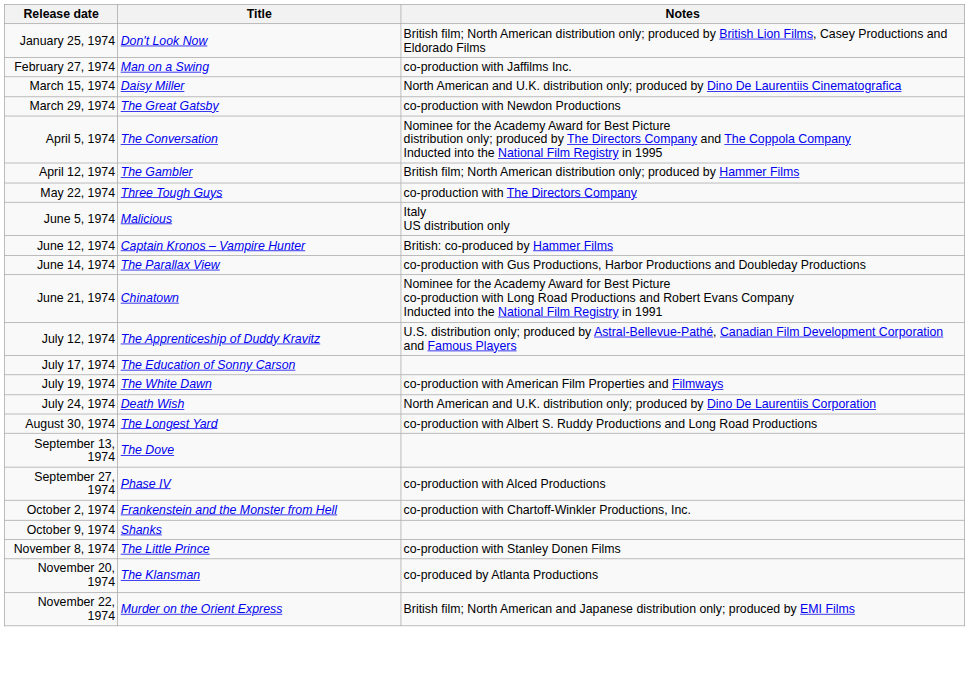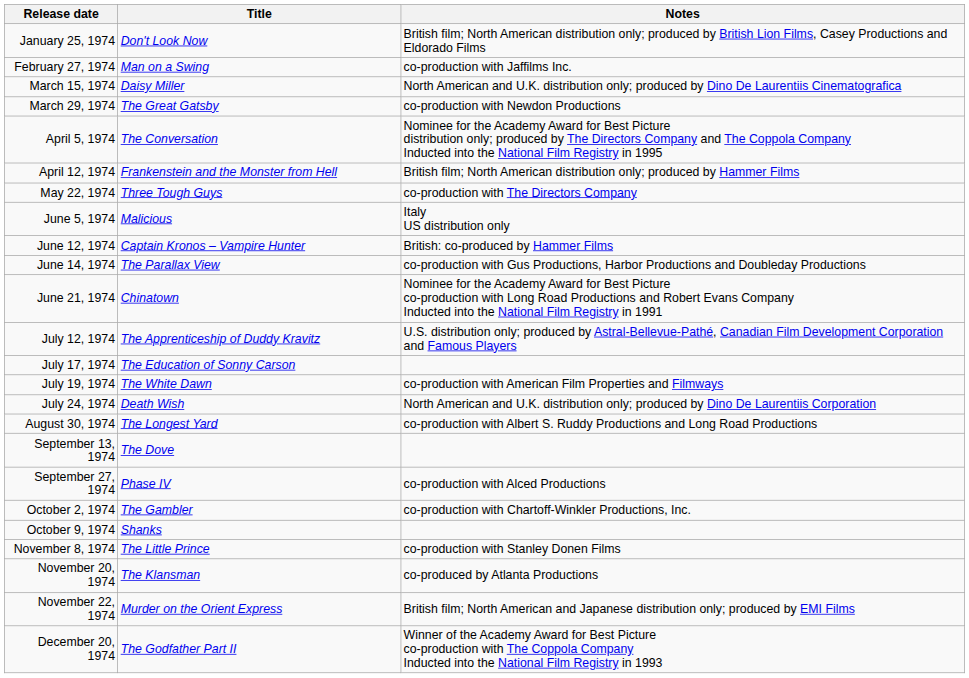(157, 173) The Gambler -> (229, 173) Frankenstein and the Monster from Hell
(229, 510) Frankenstein and the Monster from Hell -> (157, 510) The Gambler
+ row: (76, 649)
